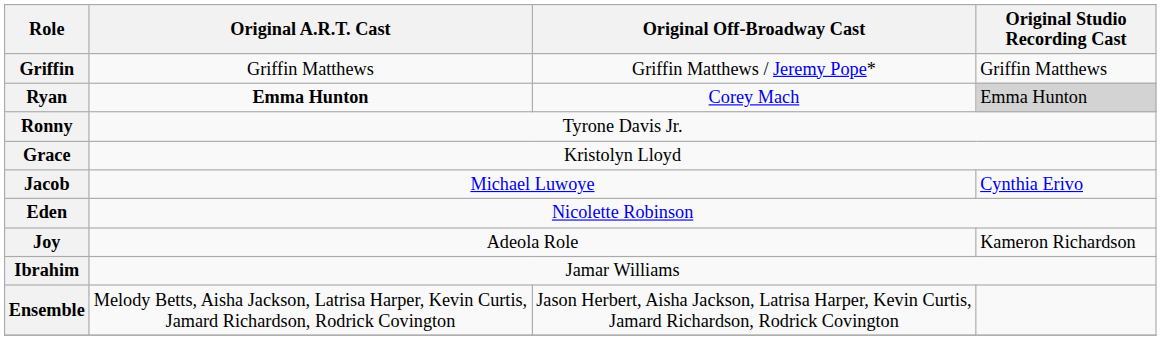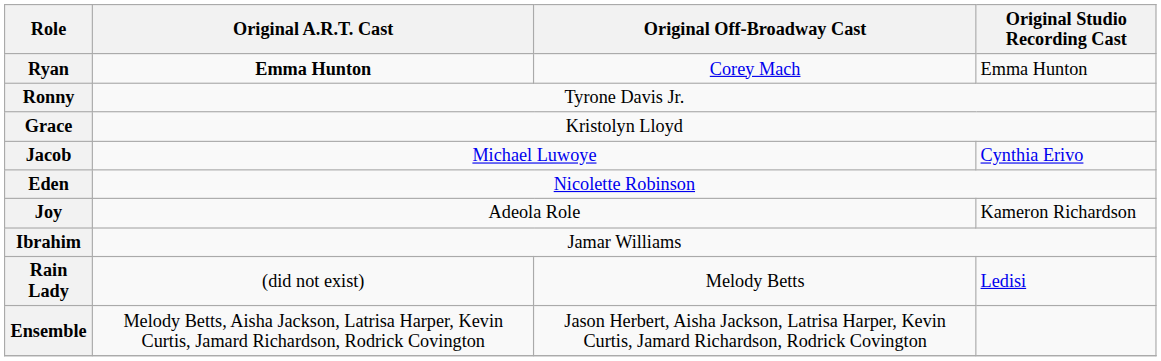- row: (47, 68)
(1034, 97) lightgrey background -> (1034, 68) no background
+ row: (49, 281)
